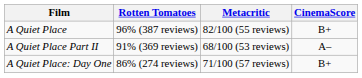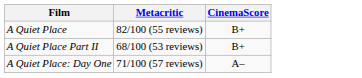- column: (157, 13)
(325, 47) A– -> (238, 47) B+
(325, 64) B+ -> (238, 64) A–
